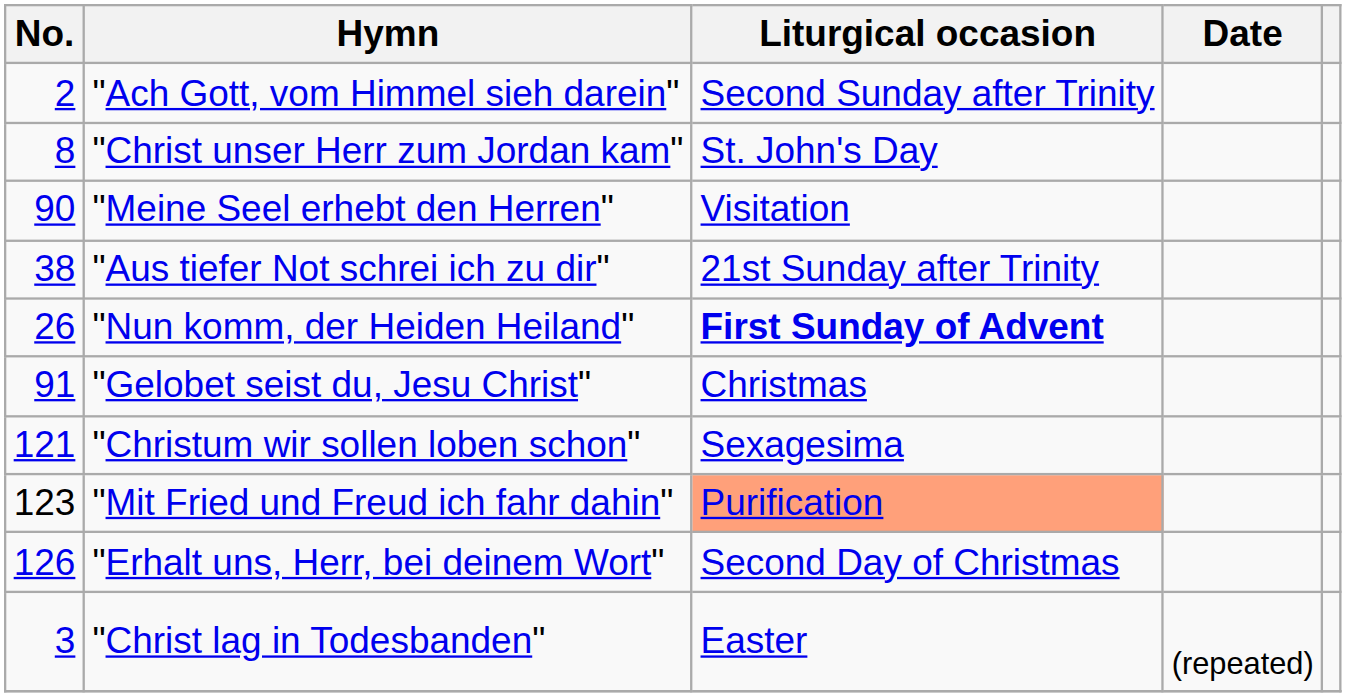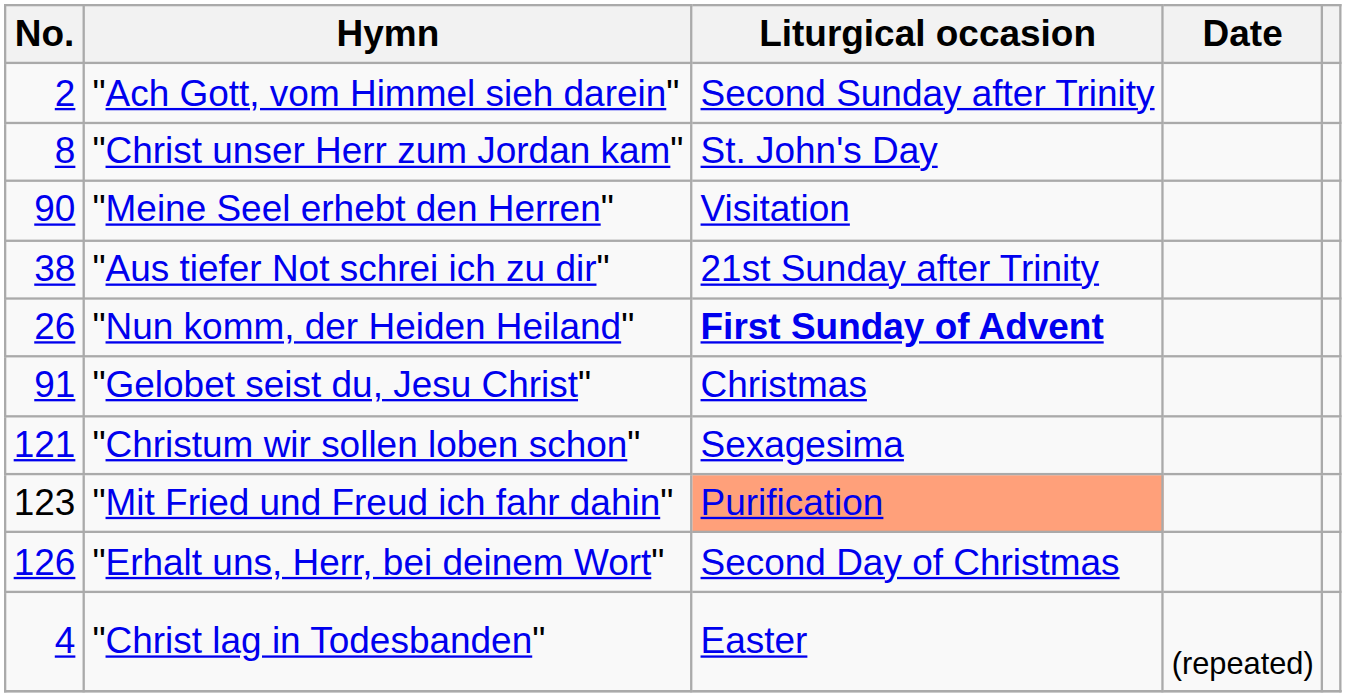(65, 640) 3 -> (65, 640) 4
